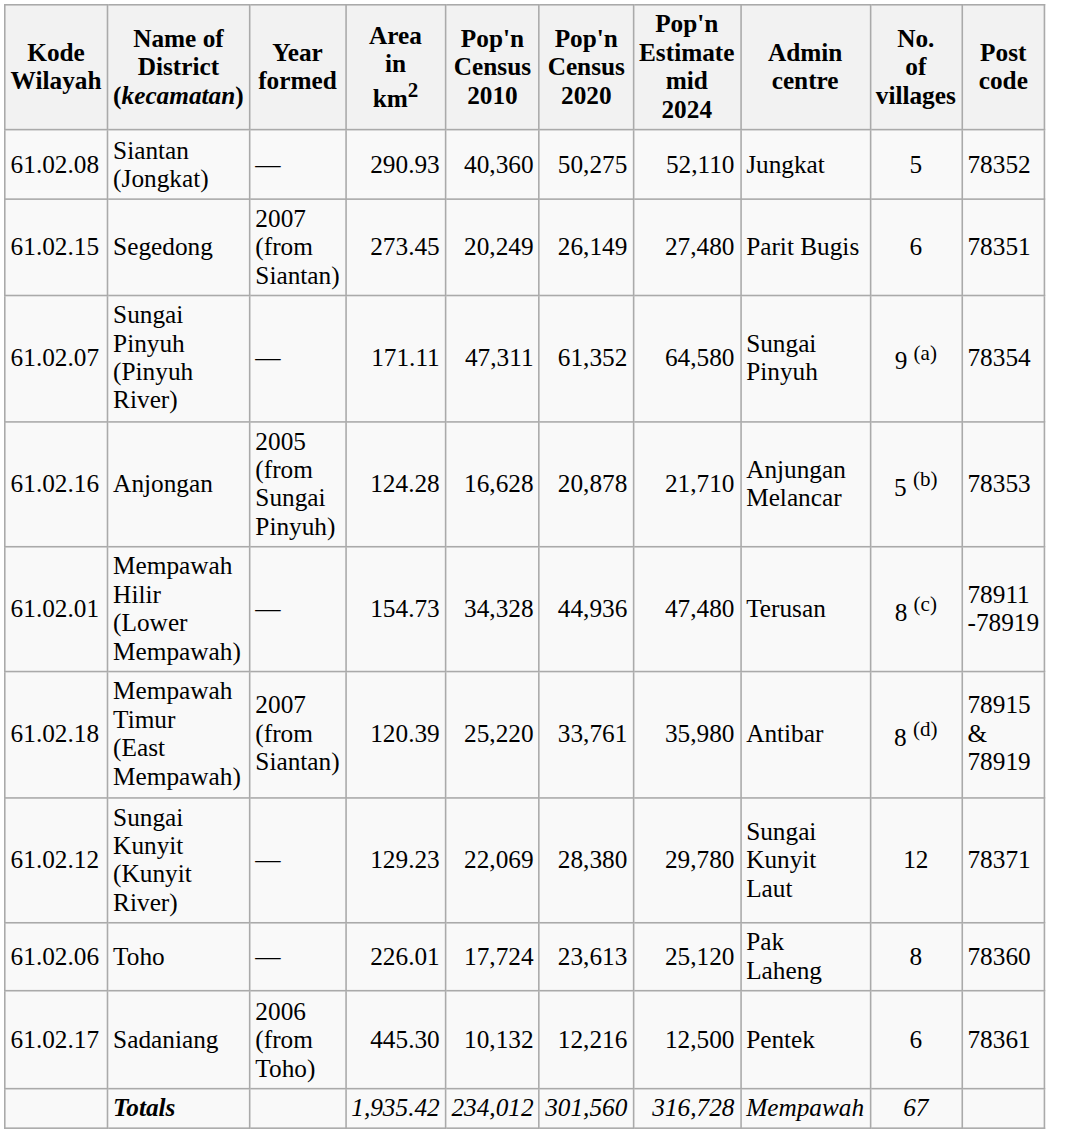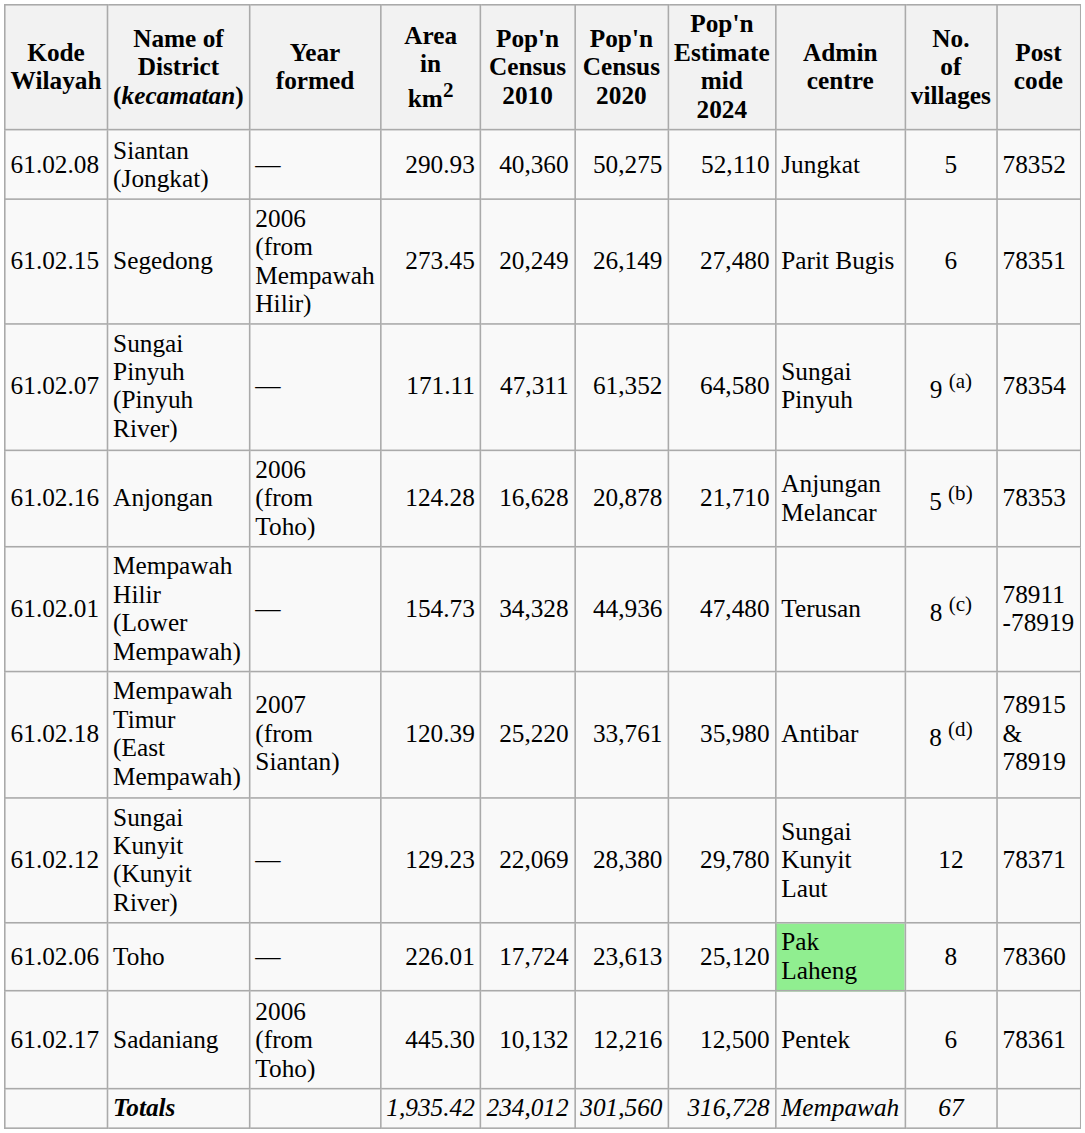(297, 246) 2007 (from Siantan) -> (315, 261) 2006 (from Mempawah Hilir)
(295, 483) 2005 (from Sungai Pinyuh) -> (285, 497) 2006 (from Toho)
(784, 956) no background -> (819, 956) lightgreen background
